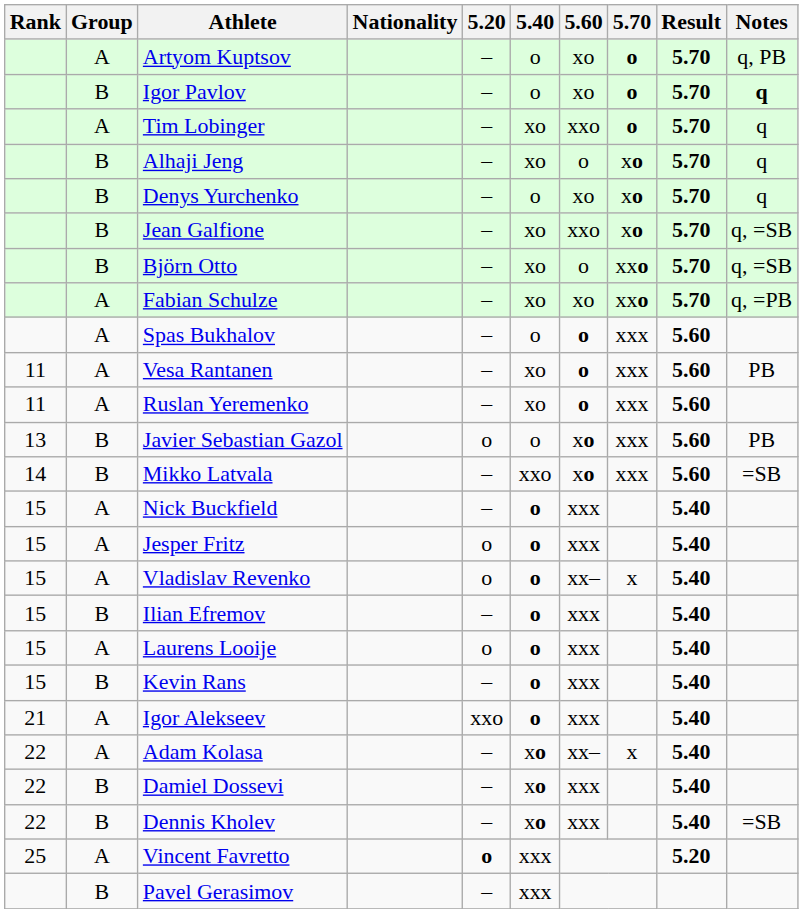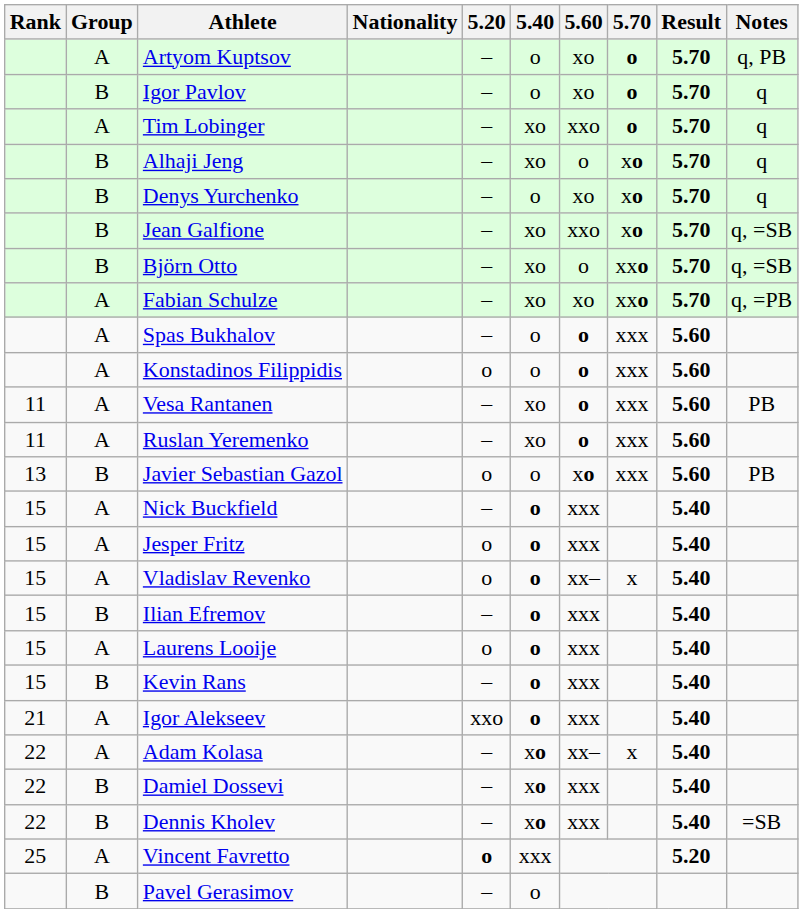(762, 91) bold -> (762, 91) normal
+ row: (242, 369)
- row: (208, 473)
(535, 890) xxx -> (535, 890) o
